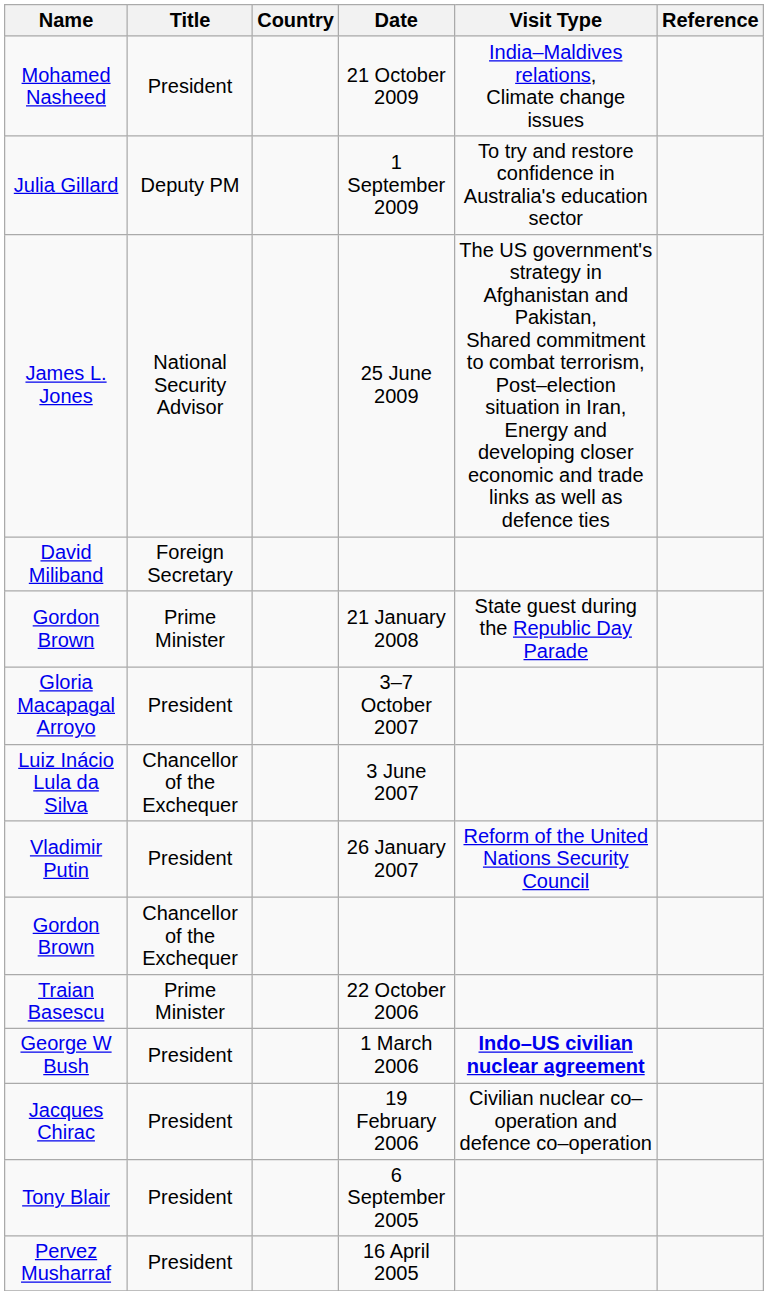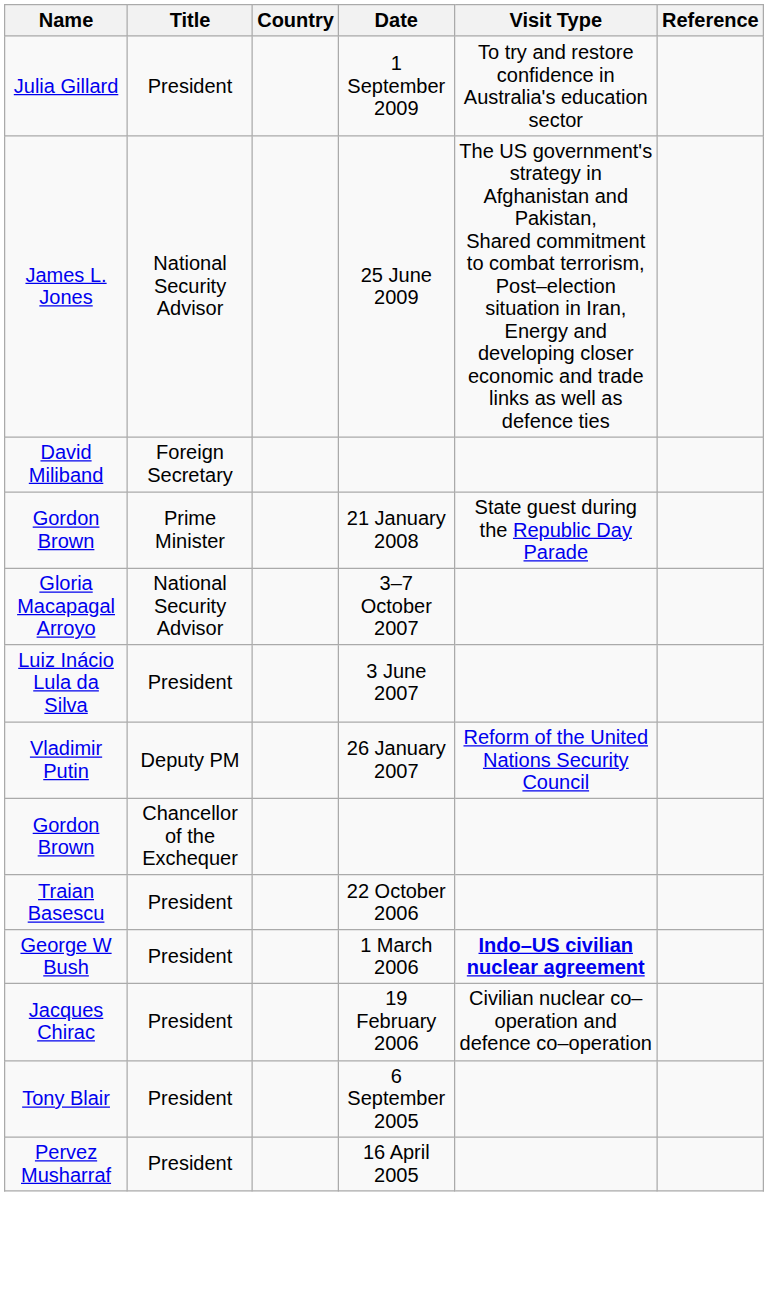- row: (66, 85)
(190, 185) Deputy PM -> (190, 85) President
(190, 705) President -> (190, 606) National Security Advisor
(190, 782) Chancellor of the Exchequer -> (190, 683) President
(190, 859) President -> (190, 759) Deputy PM
(190, 1001) Prime Minister -> (190, 902) President
